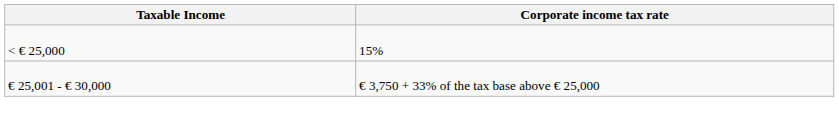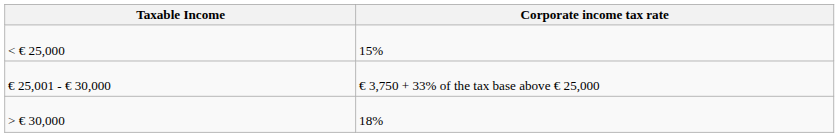+ row: (36, 121)
